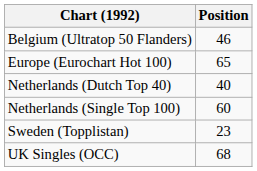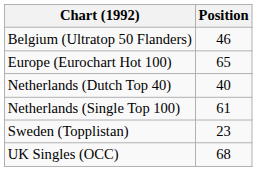(224, 108) 60 -> (224, 108) 61
